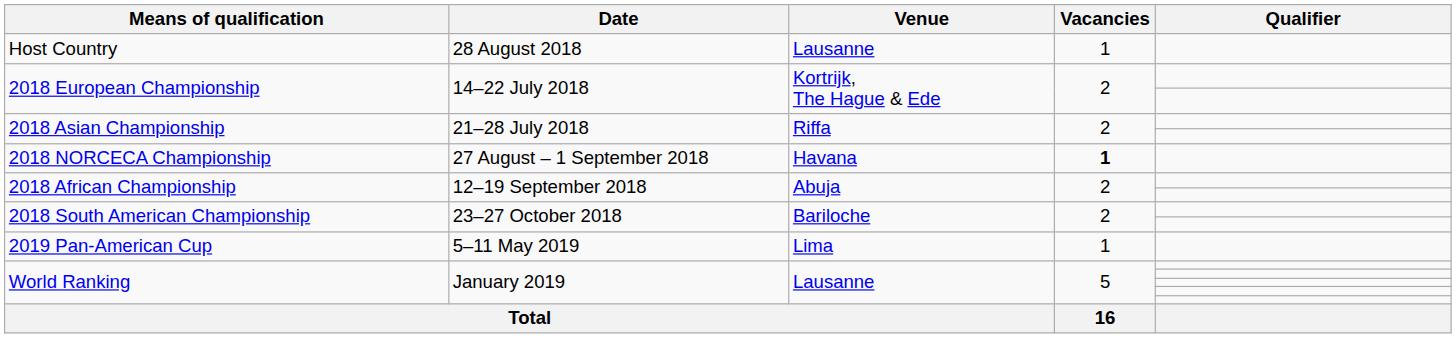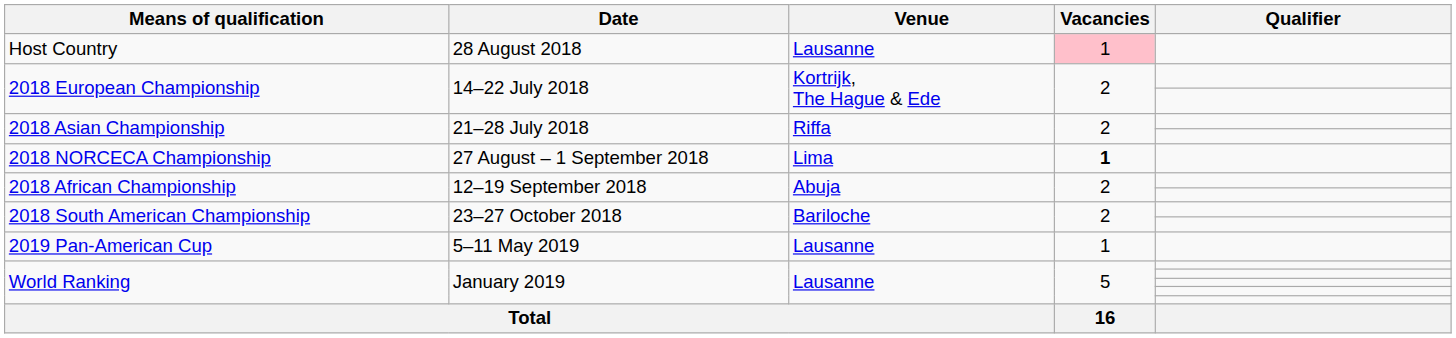(1105, 48) no background -> (1105, 48) pink background
(825, 157) Havana -> (813, 157) Lima
(813, 246) Lima -> (834, 246) Lausanne
